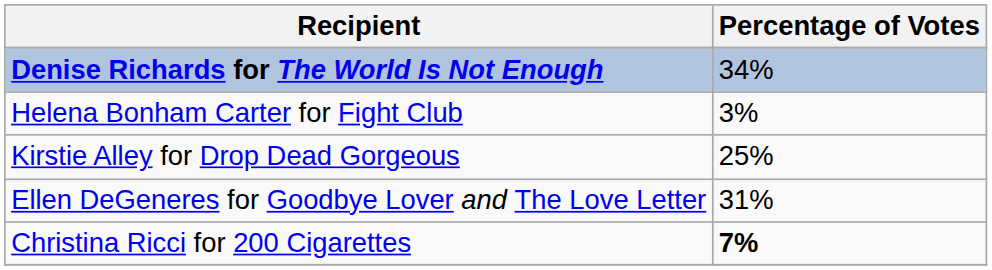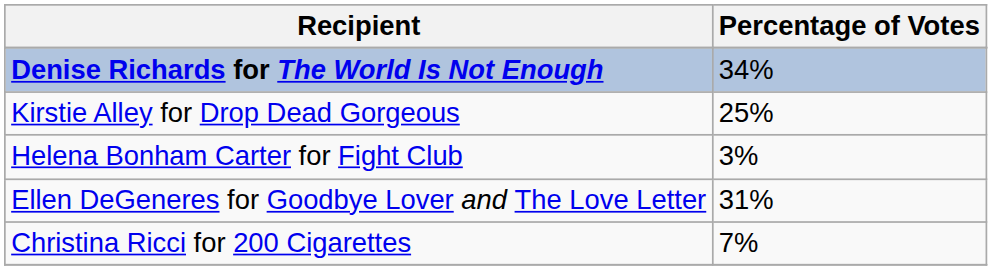rows swapped: (235, 156) <-> (237, 112)
(739, 243) bold -> (739, 243) normal
